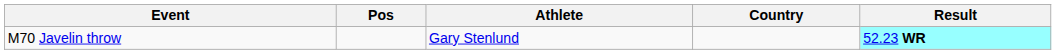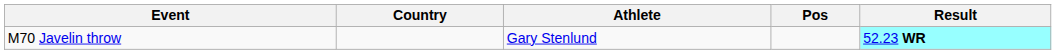columns swapped: (381, 15) <-> (776, 15)
